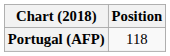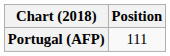(137, 39) 118 -> (137, 39) 111
